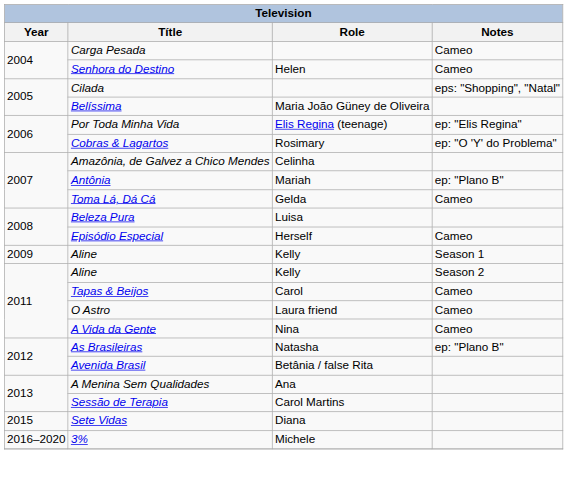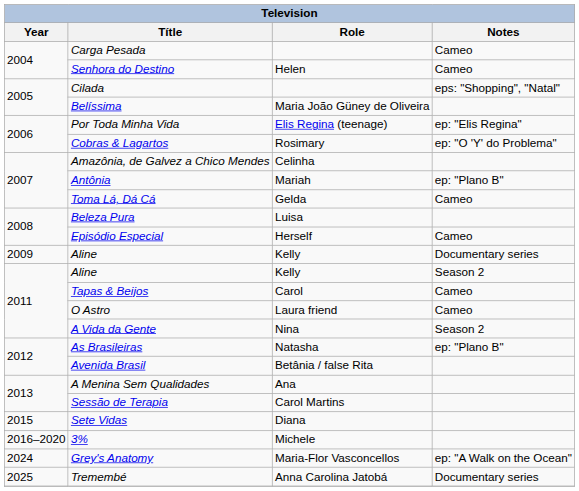(460, 254) Season 1 -> (487, 254) Documentary series
(454, 328) Cameo -> (460, 328) Season 2
+ row: (20, 458)
+ row: (20, 476)
